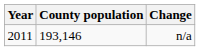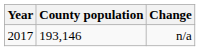(20, 35) 2011 -> (20, 35) 2017
